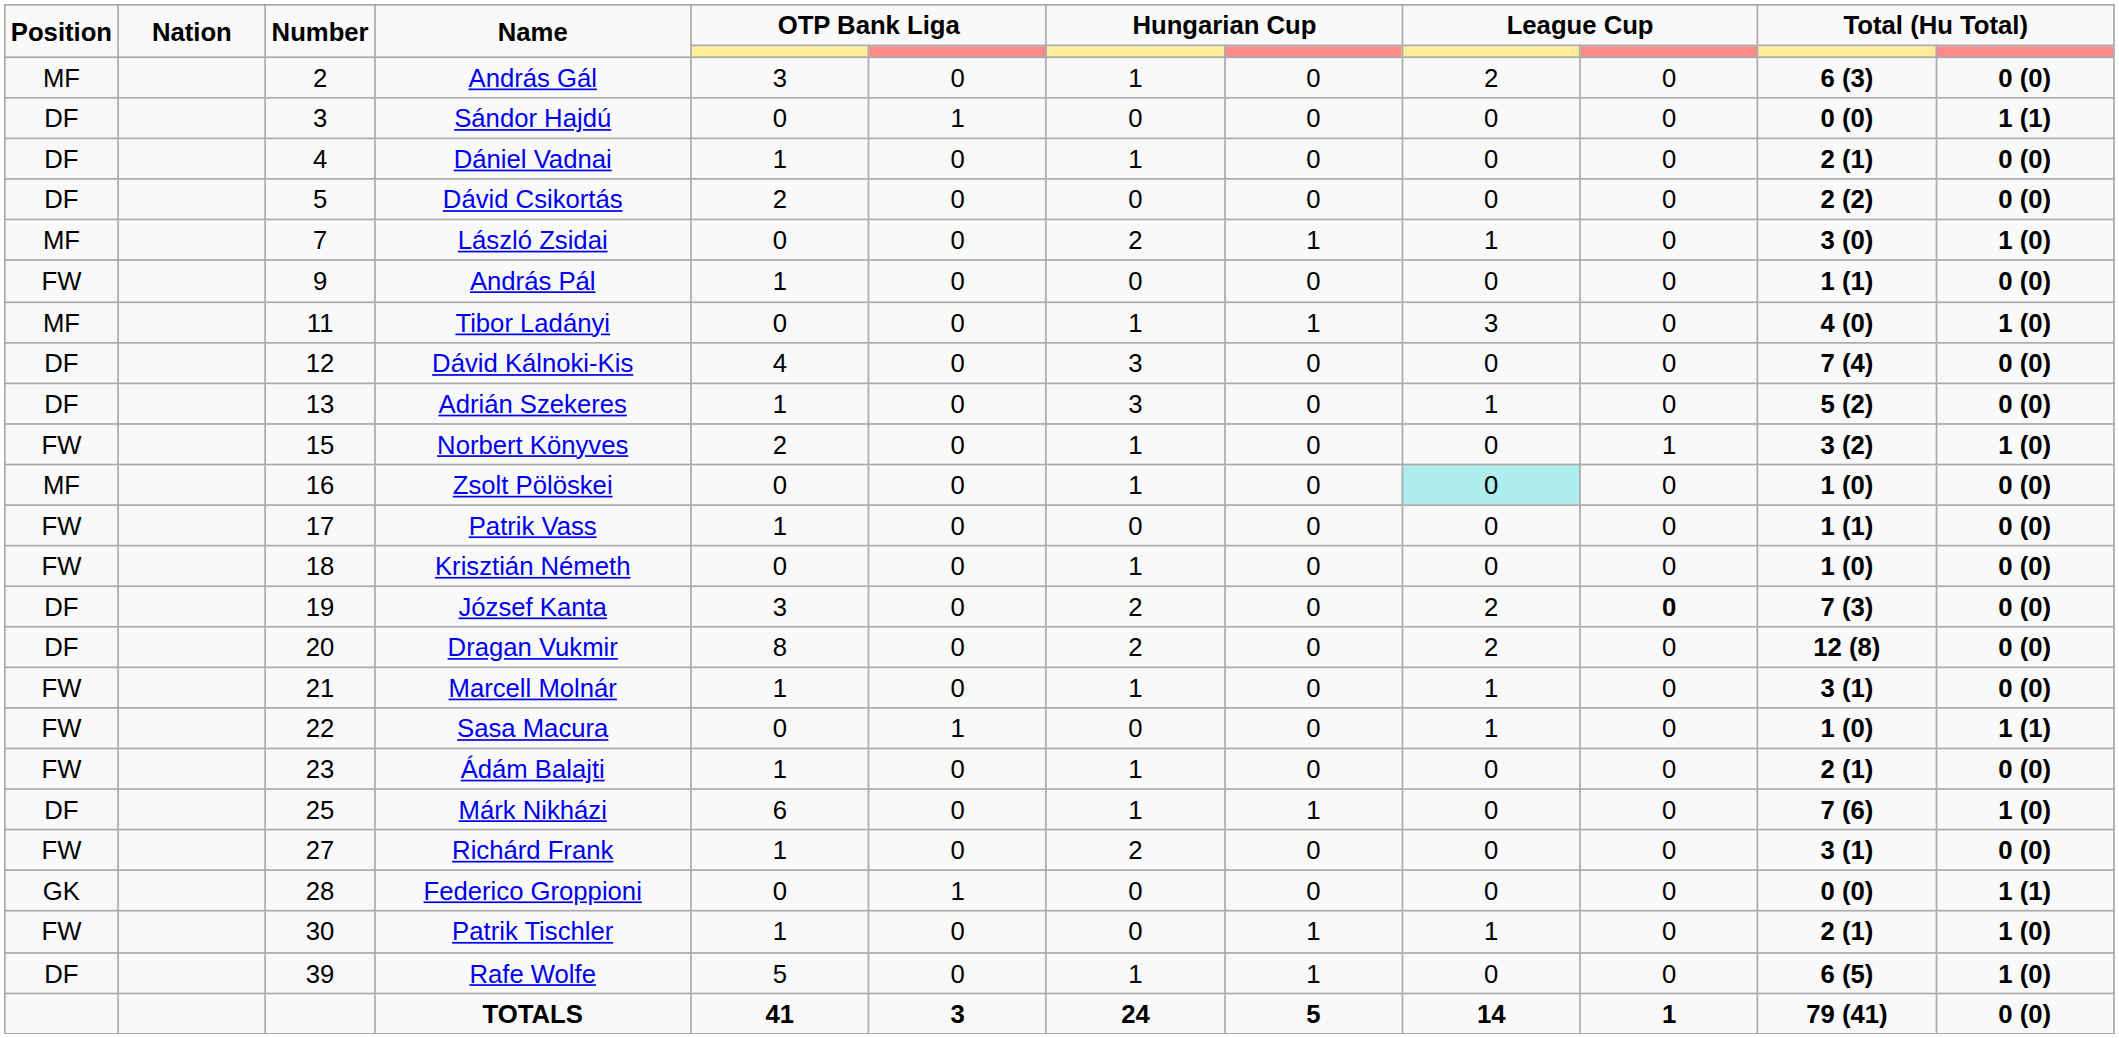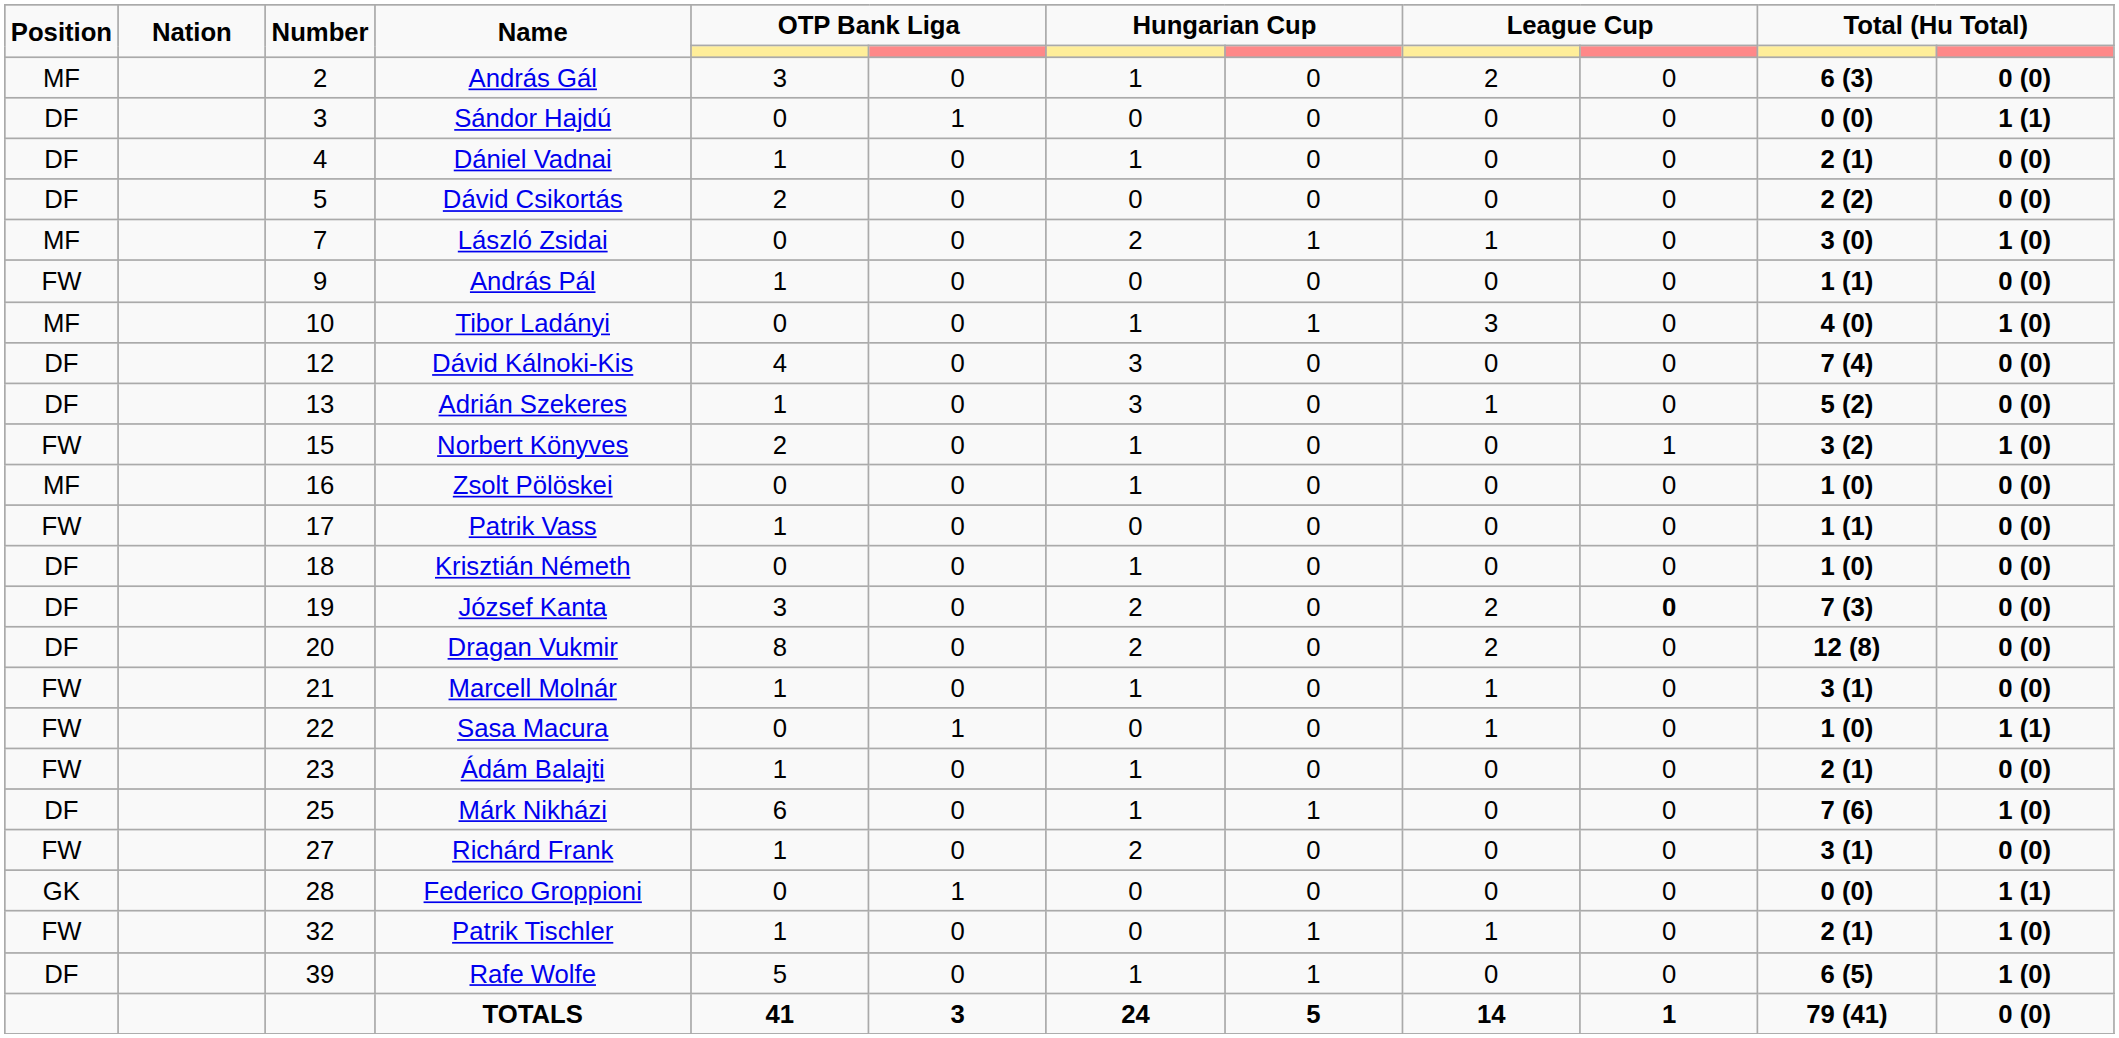(320, 322) 11 -> (320, 322) 10
(1491, 485) paleturquoise background -> (1491, 485) no background
(61, 566) FW -> (61, 566) DF
(320, 932) 30 -> (320, 932) 32
